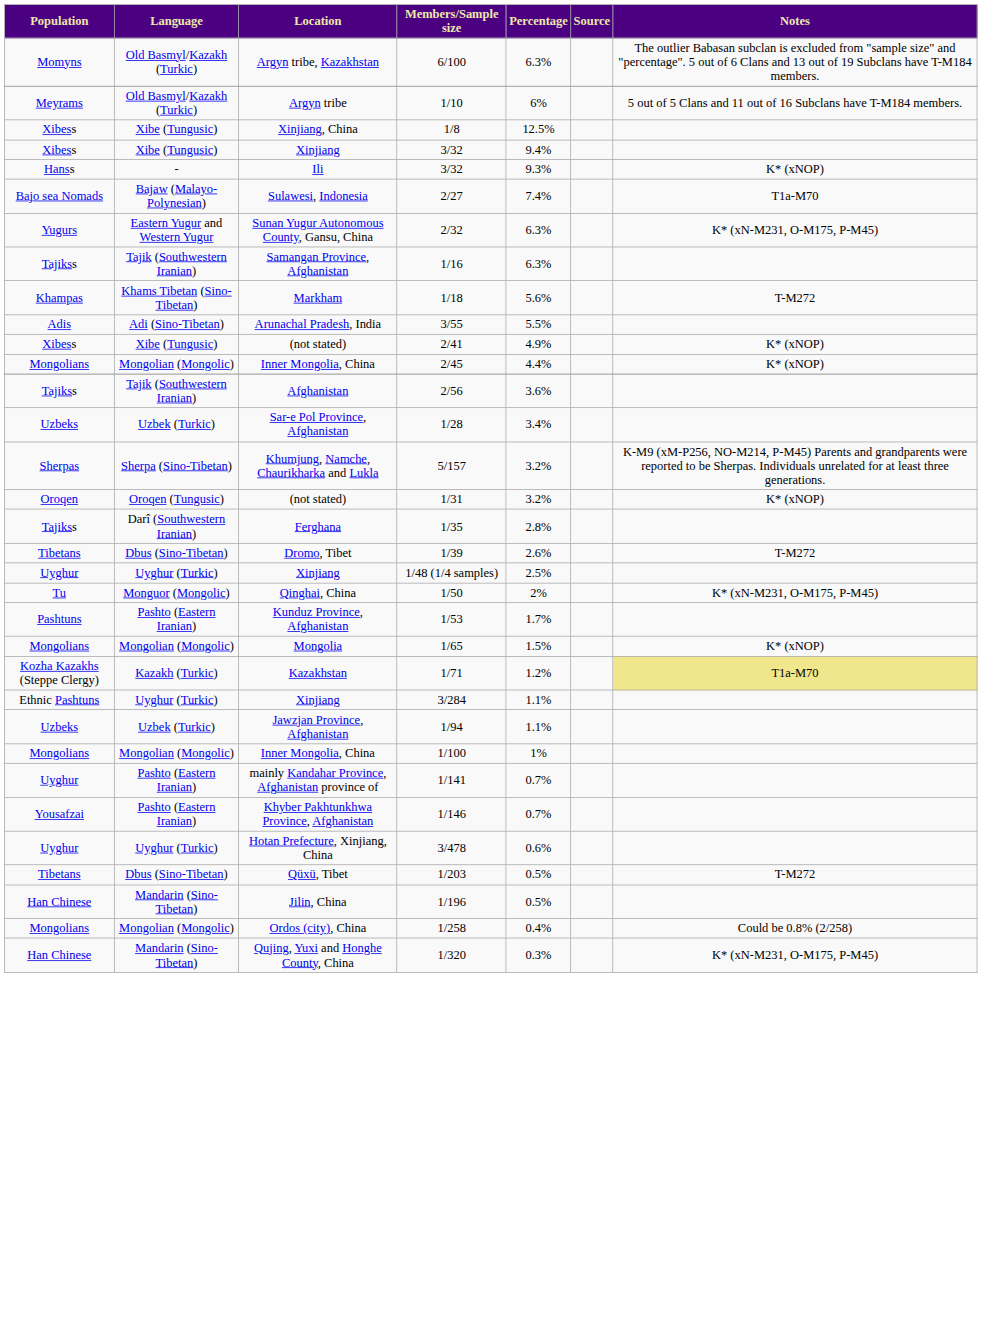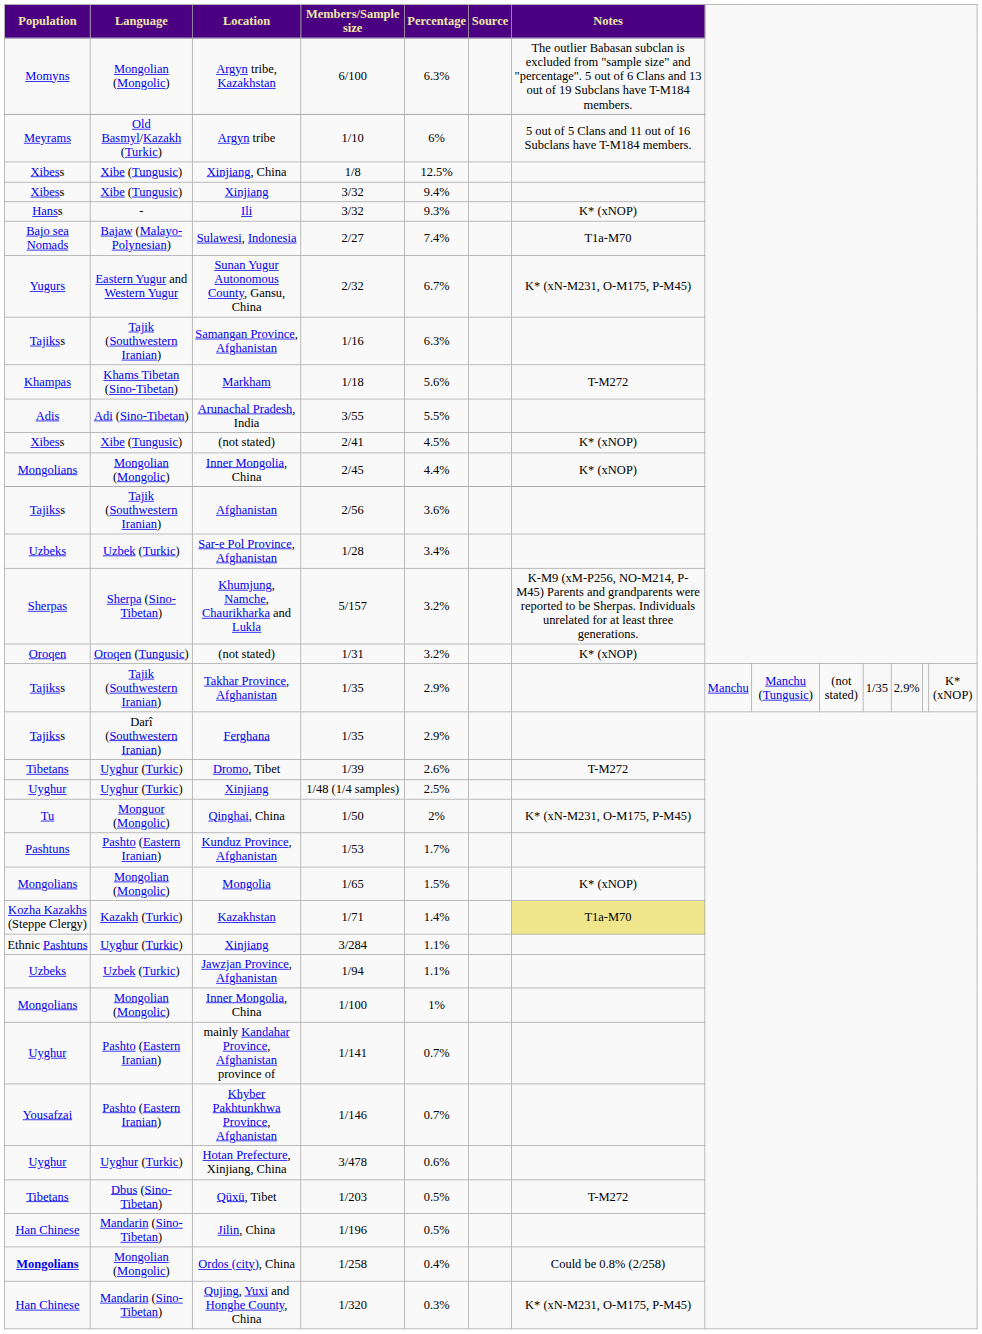(176, 62) Old Basmyl/Kazakh (Turkic) -> (141, 76) Mongolian (Mongolic)
(539, 230) 6.3% -> (437, 286) 6.7%
(539, 344) 4.9% -> (437, 442) 4.5%
+ row: (247, 687)
(539, 526) 2.8% -> (437, 735) 2.9%
(176, 553) Dbus (Sino-Tibetan) -> (141, 769) Uyghur (Turkic)
(539, 673) 1.2% -> (437, 917) 1.4%
(59, 928) normal -> (47, 1264) bold
